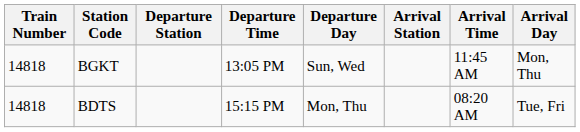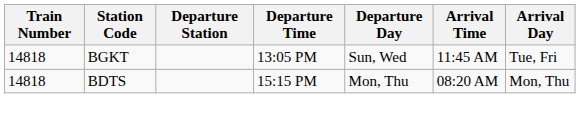- column: (417, 24)
(533, 65) Mon, Thu -> (533, 57) Tue, Fri
(541, 106) Tue, Fri -> (539, 81) Mon, Thu
